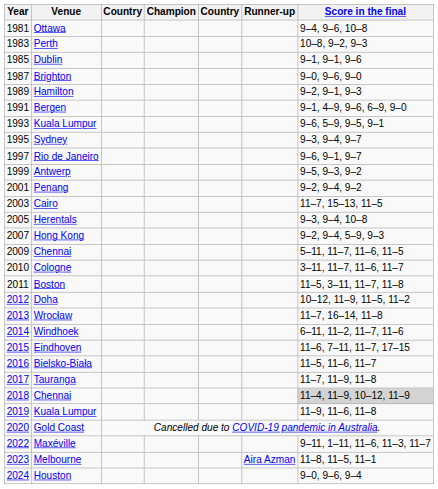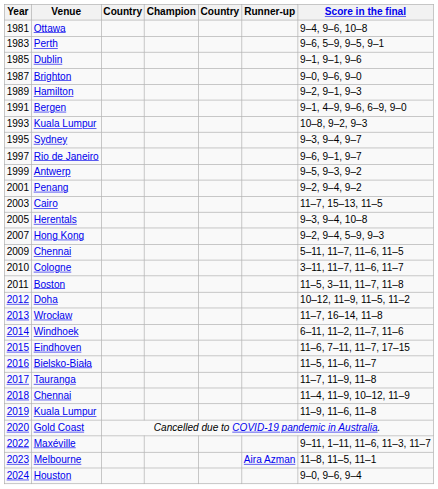(334, 44) 10–8, 9–2, 9–3 -> (342, 44) 9–6, 5–9, 9–5, 9–1
(342, 124) 9–6, 5–9, 9–5, 9–1 -> (334, 124) 10–8, 9–2, 9–3
(355, 396) lightgrey background -> (355, 396) no background
